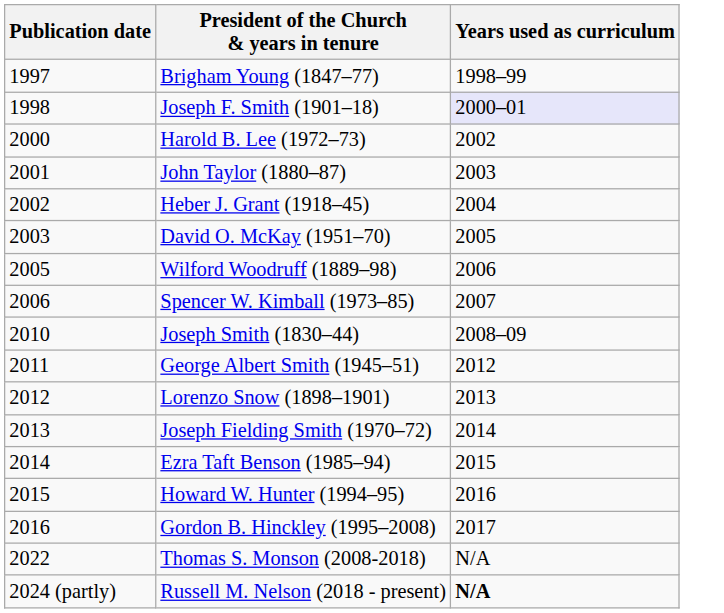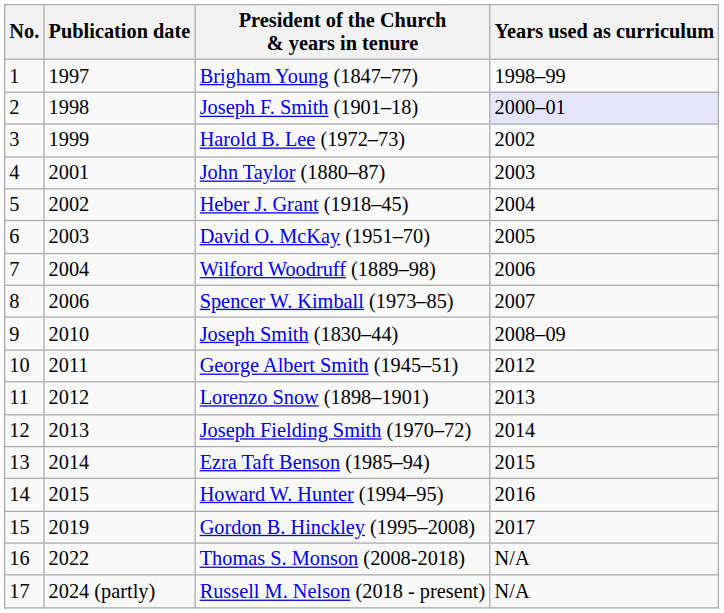+ column: (24, 32)
(30, 140) 2000 -> (69, 140) 1999
(30, 269) 2005 -> (69, 269) 2004
(30, 526) 2016 -> (69, 526) 2019
(473, 591) bold -> (512, 591) normal
